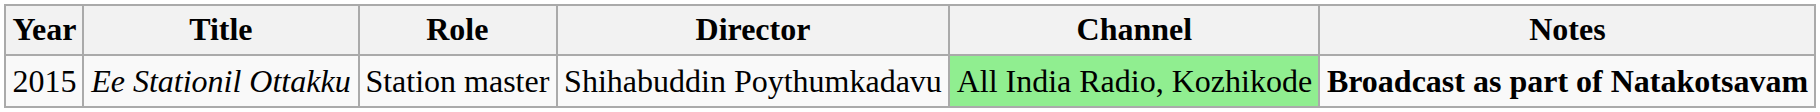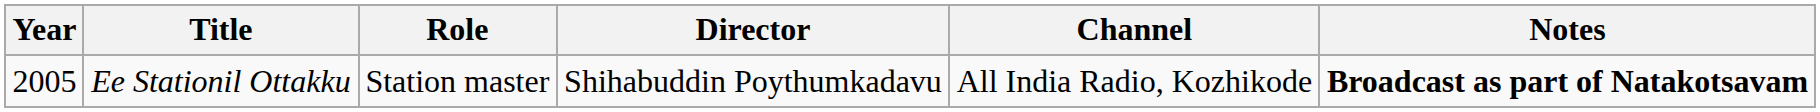(44, 80) 2015 -> (44, 80) 2005
(1134, 80) lightgreen background -> (1134, 80) no background
